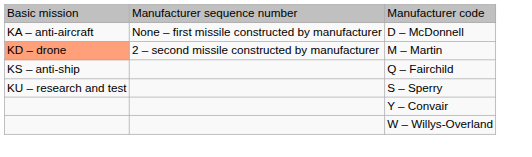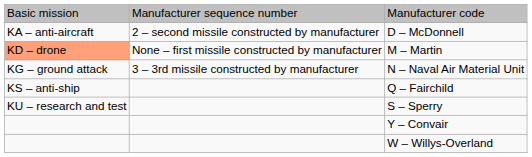(257, 32) None – first missile constructed by manufacturer -> (256, 32) 2 – second missile constructed by manufacturer
(256, 50) 2 – second missile constructed by manufacturer -> (257, 50) None – first missile constructed by manufacturer
+ row: (456, 69)
